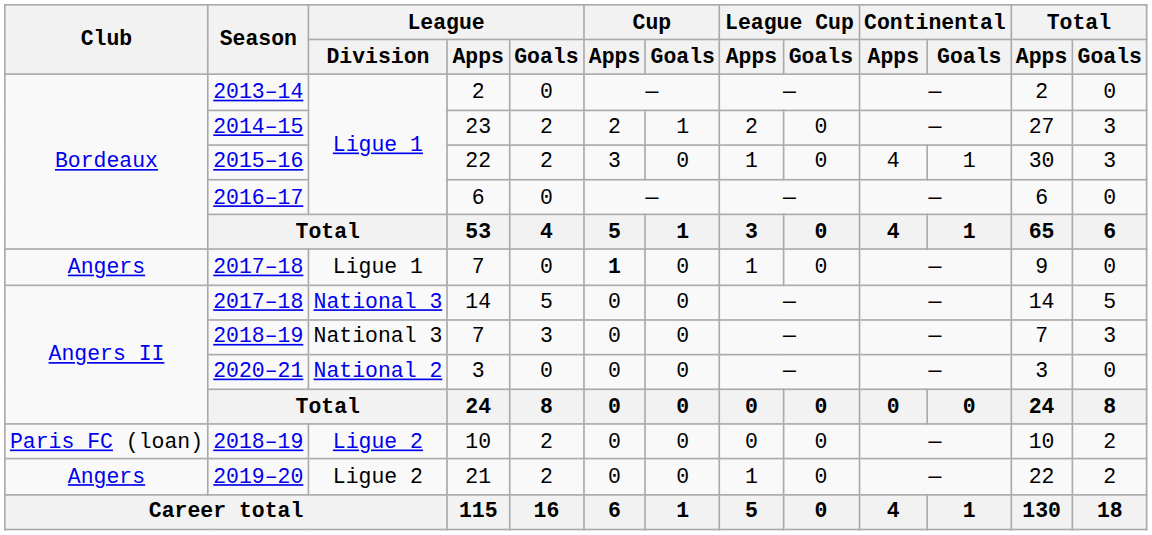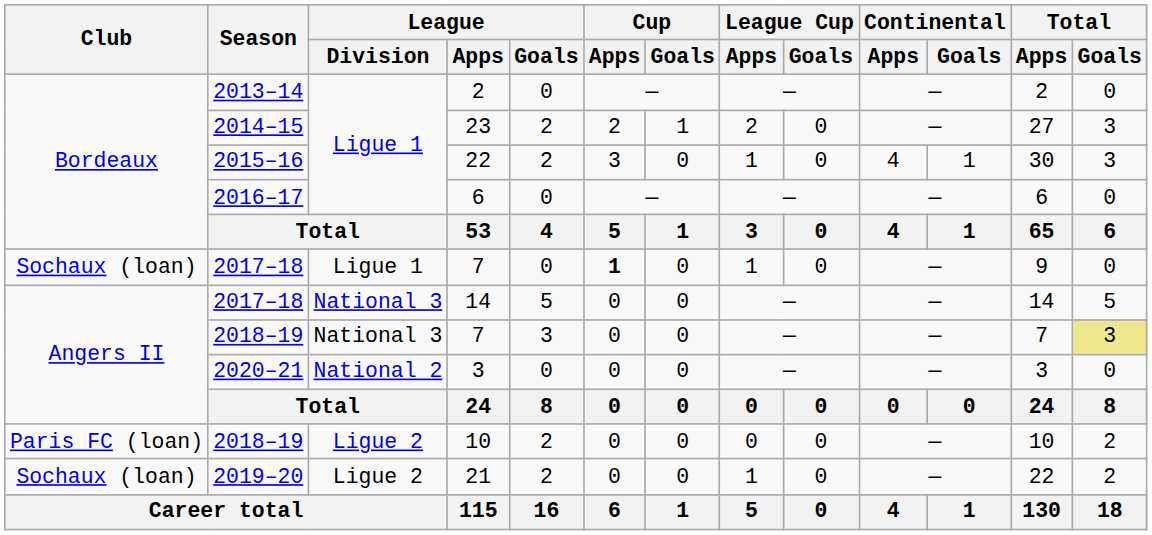(106, 267) Angers -> (106, 267) Sochaux (loan)
(1110, 337) no background -> (1110, 337) khaki background
(106, 477) Angers -> (106, 477) Sochaux (loan)
